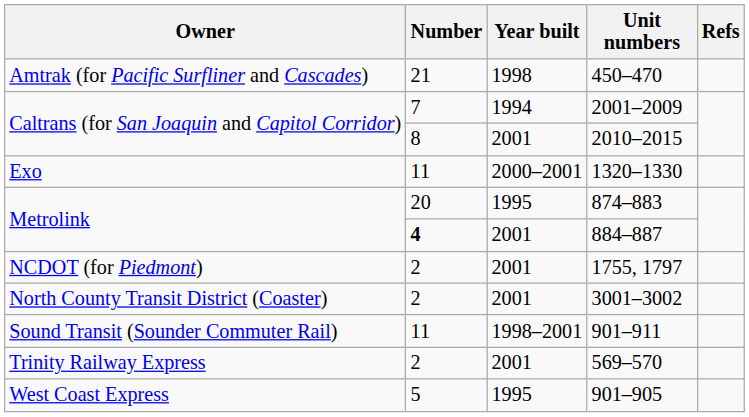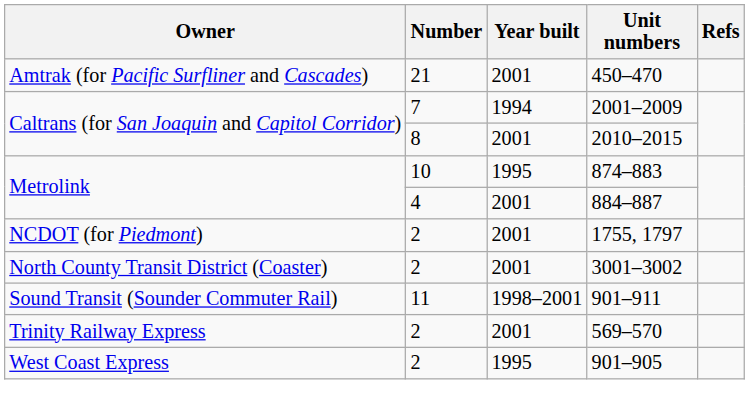(512, 75) 1998 -> (512, 75) 2001
- row: (637, 171)
(421, 203) 20 -> (421, 171) 10
(416, 235) bold -> (416, 203) normal
(416, 394) 5 -> (416, 362) 2
